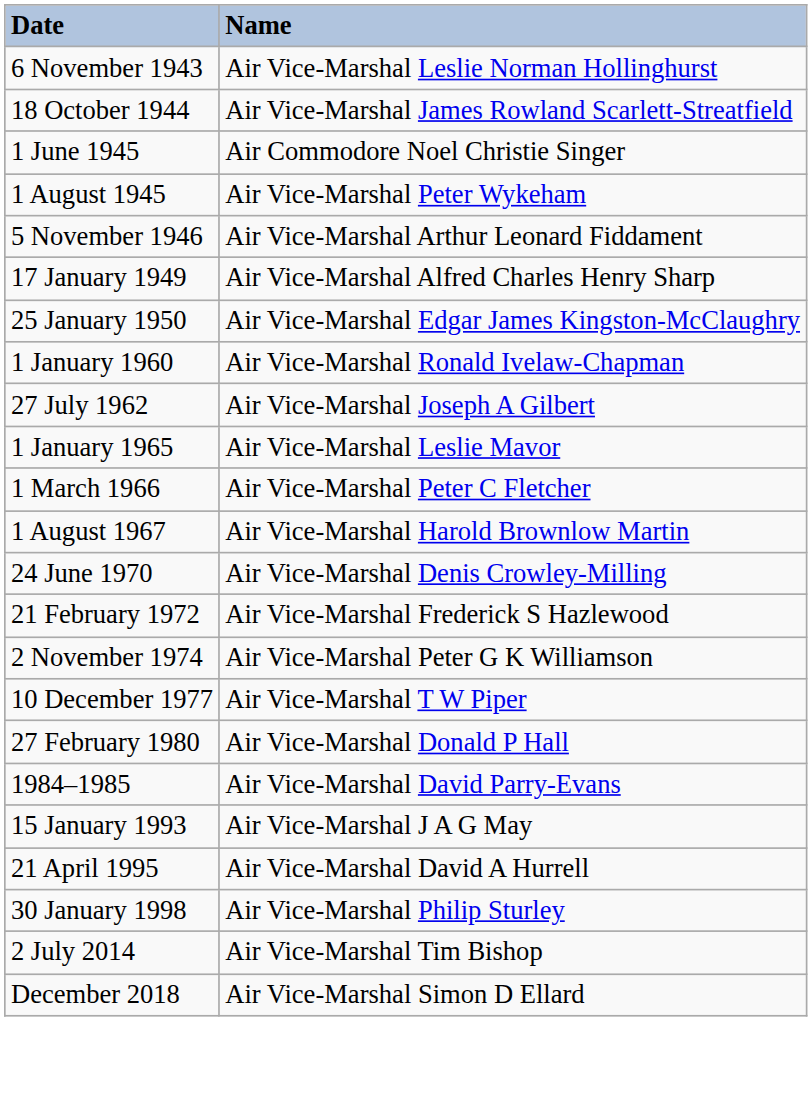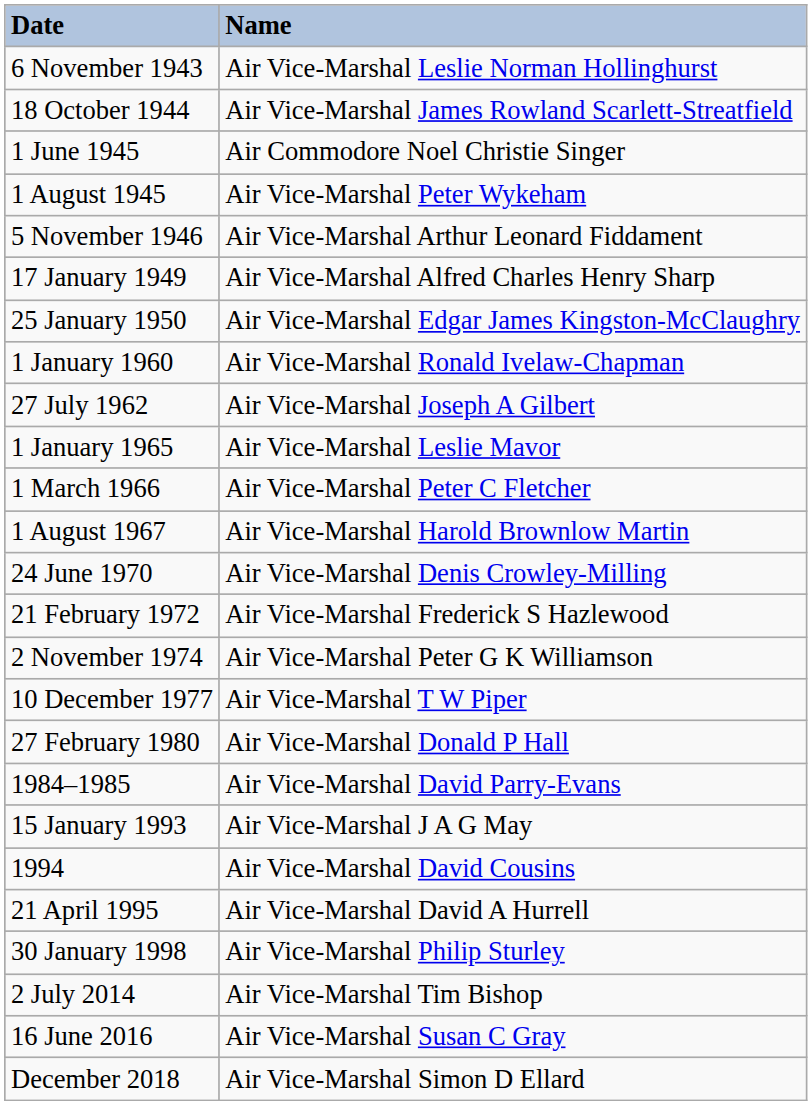+ row: (38, 868)
+ row: (82, 1036)
